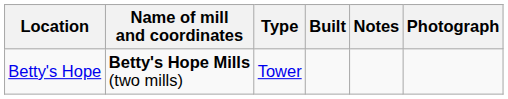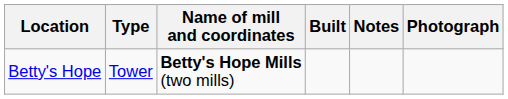columns swapped: (179, 26) <-> (280, 26)
